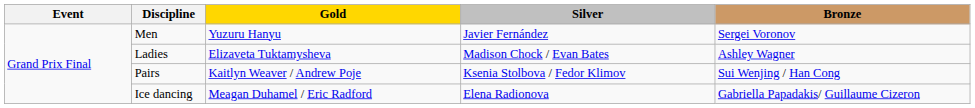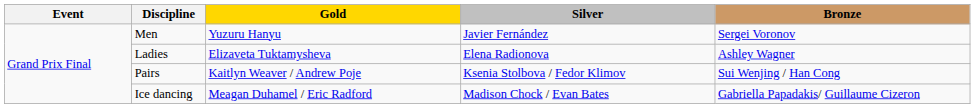(536, 53) Madison Chock / Evan Bates -> (506, 53) Elena Radionova
(506, 93) Elena Radionova -> (536, 93) Madison Chock / Evan Bates
